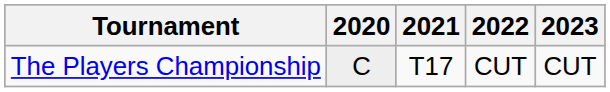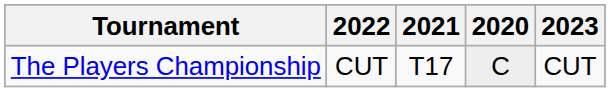columns swapped: (362, 25) <-> (500, 25)
